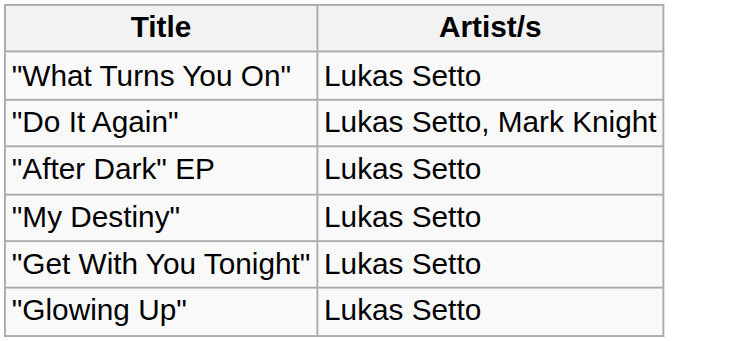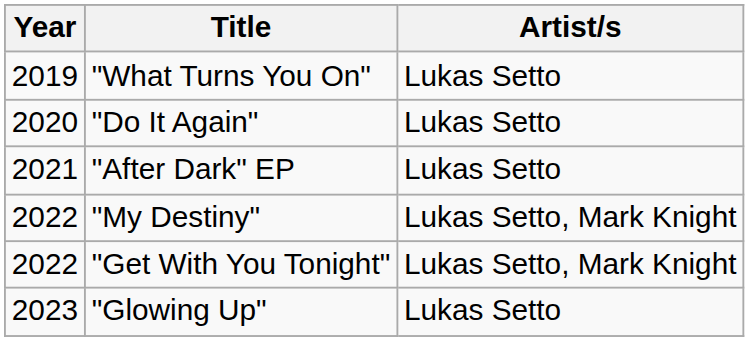+ column: (45, 28)
(490, 122) Lukas Setto, Mark Knight -> (483, 122) Lukas Setto
(403, 216) Lukas Setto -> (570, 216) Lukas Setto, Mark Knight
(403, 264) Lukas Setto -> (570, 264) Lukas Setto, Mark Knight
